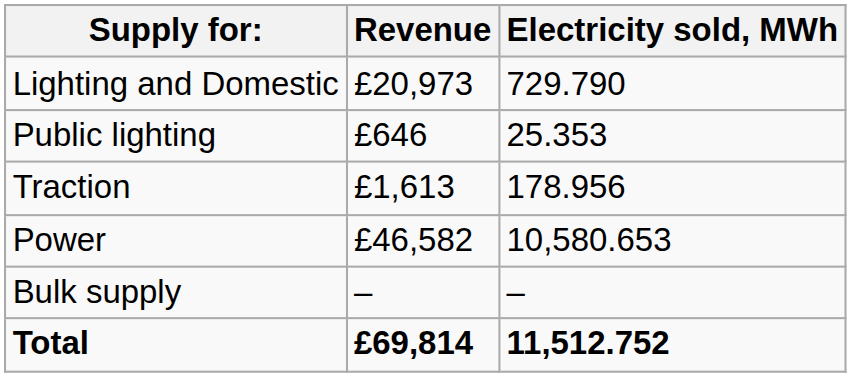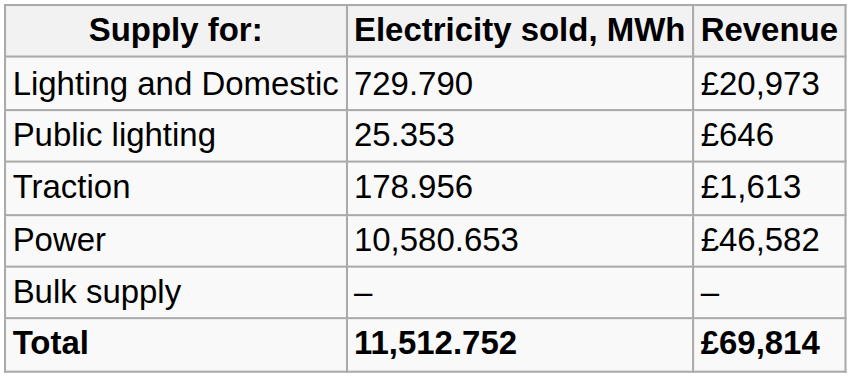columns swapped: (672, 30) <-> (423, 30)
